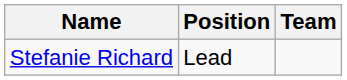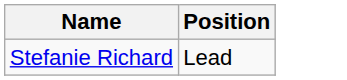- column: (308, 22)
